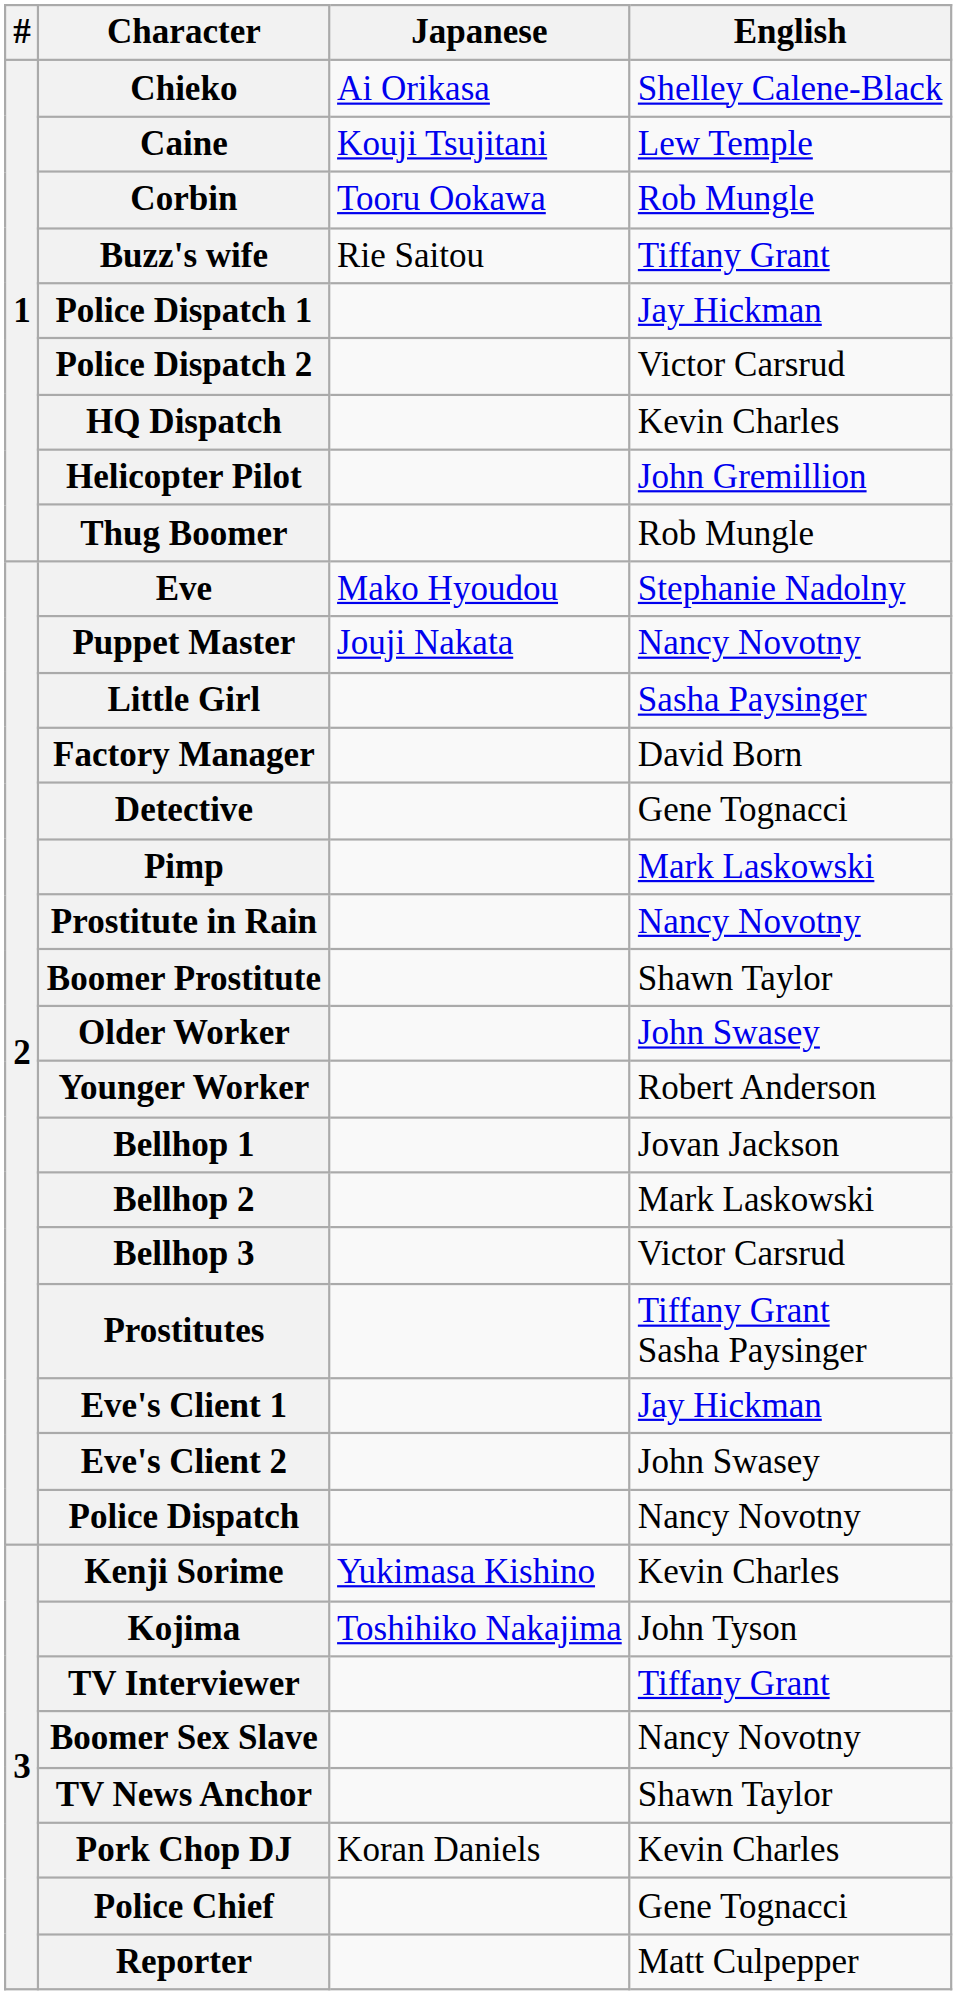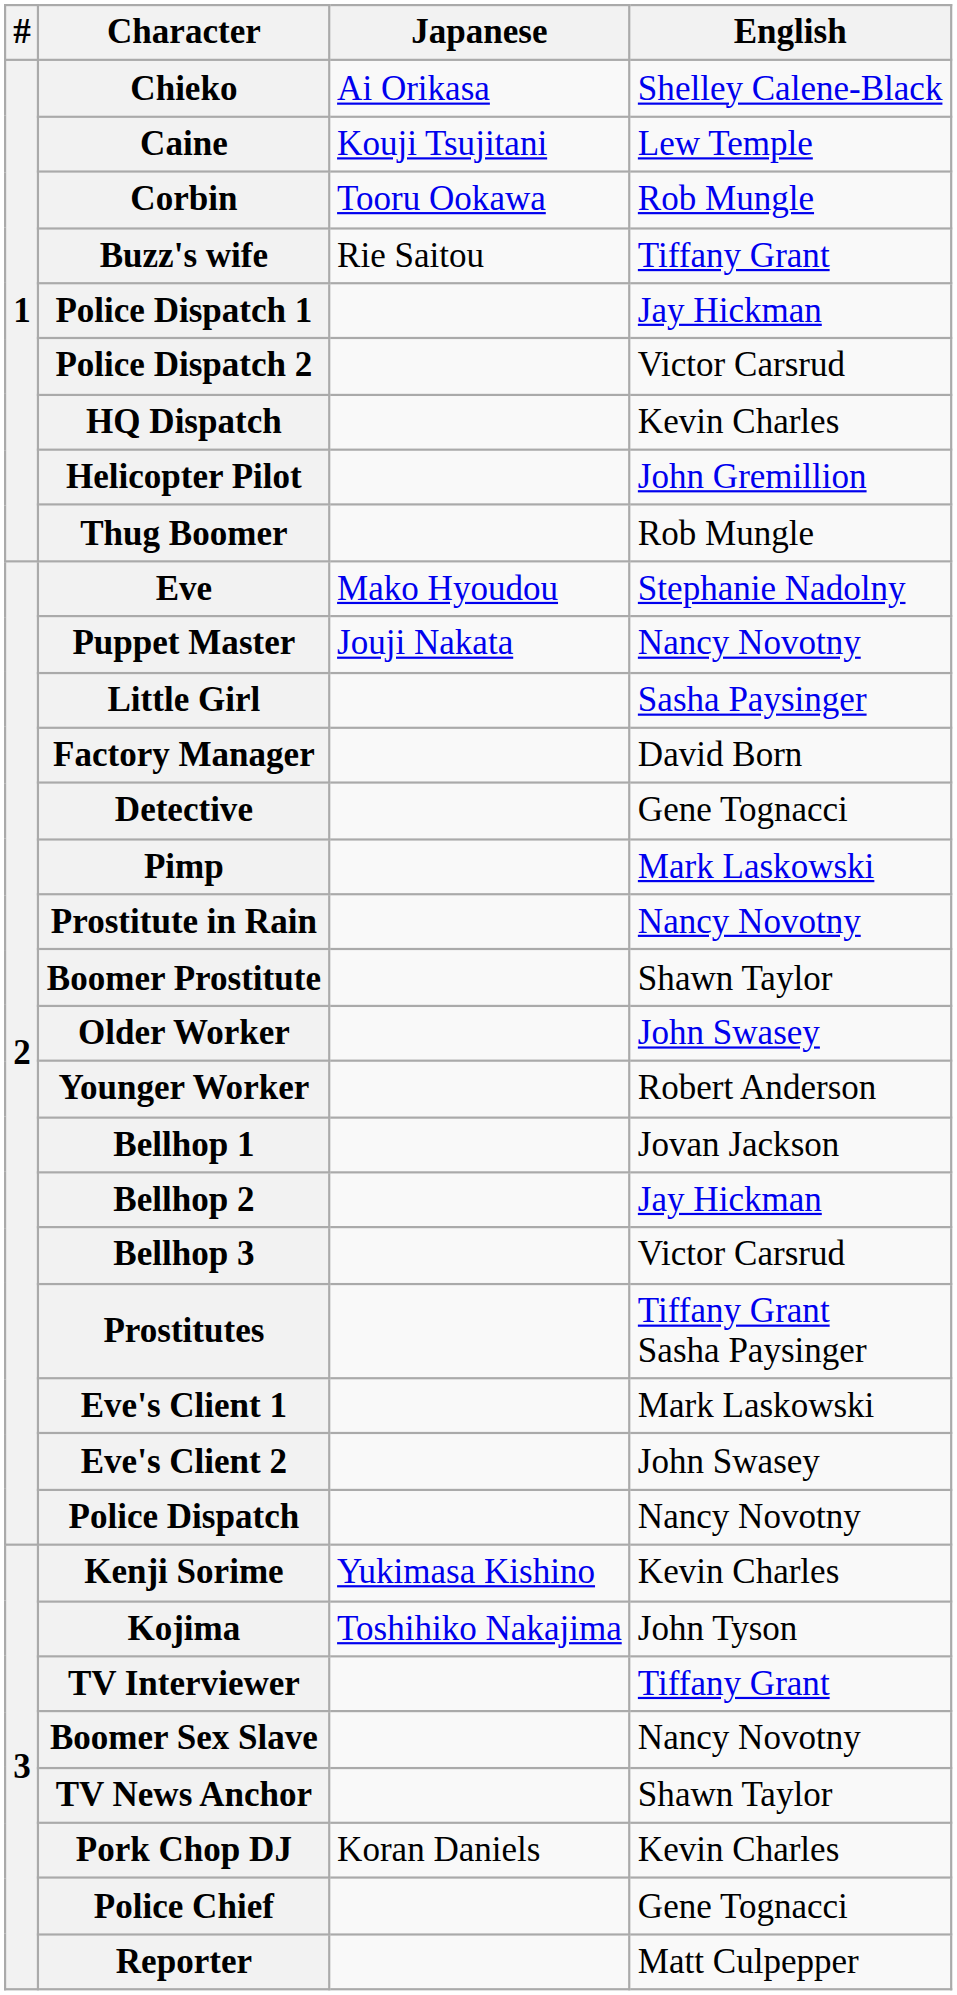(756, 1199) Mark Laskowski -> (730, 1199) Jay Hickman
(730, 1405) Jay Hickman -> (756, 1405) Mark Laskowski
